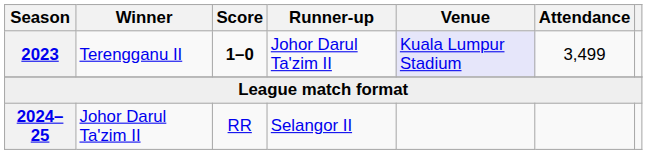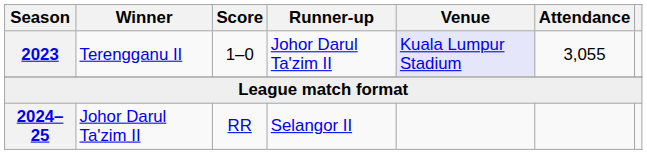(240, 53) bold -> (240, 53) normal
(584, 53) 3,499 -> (584, 53) 3,055
